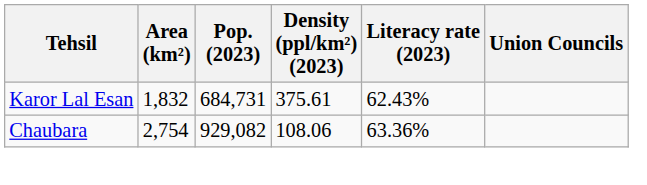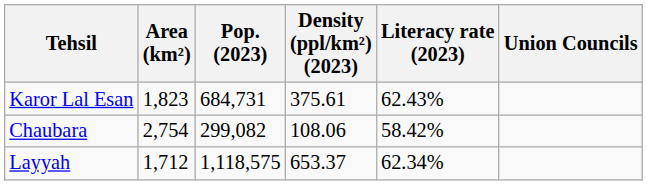(166, 98) 1,832 -> (166, 98) 1,823
(233, 130) 929,082 -> (233, 130) 299,082
(398, 130) 63.36% -> (412, 130) 58.42%
+ row: (40, 163)
